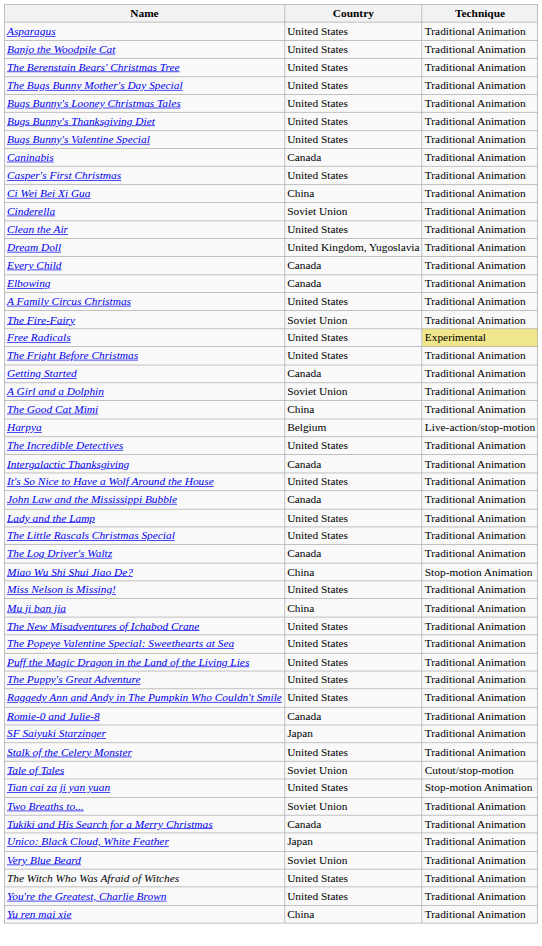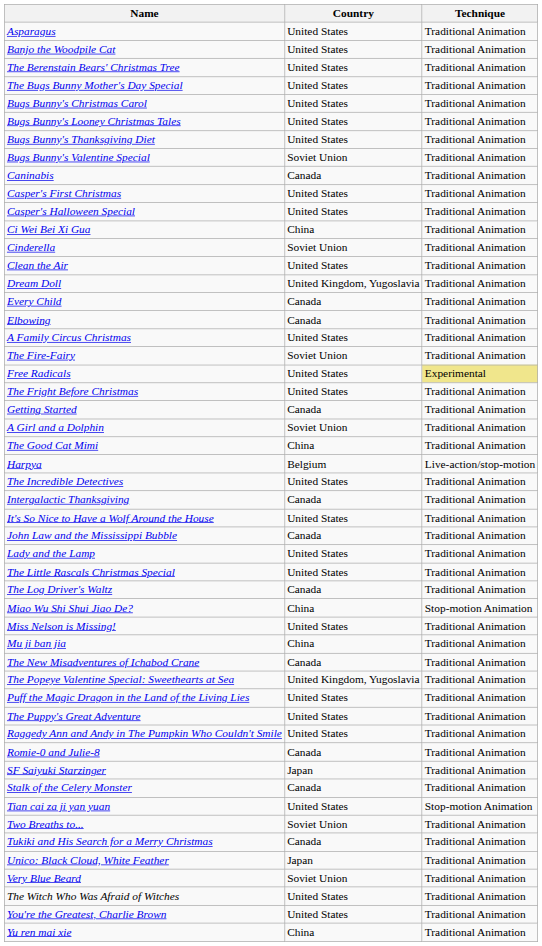+ row: (77, 103)
(318, 139) United States -> (317, 157) Soviet Union
+ row: (71, 211)
(318, 626) United States -> (304, 662) Canada
(318, 644) United States -> (353, 680) United Kingdom, Yugoslavia
(318, 752) United States -> (304, 788) Canada
- row: (36, 770)
